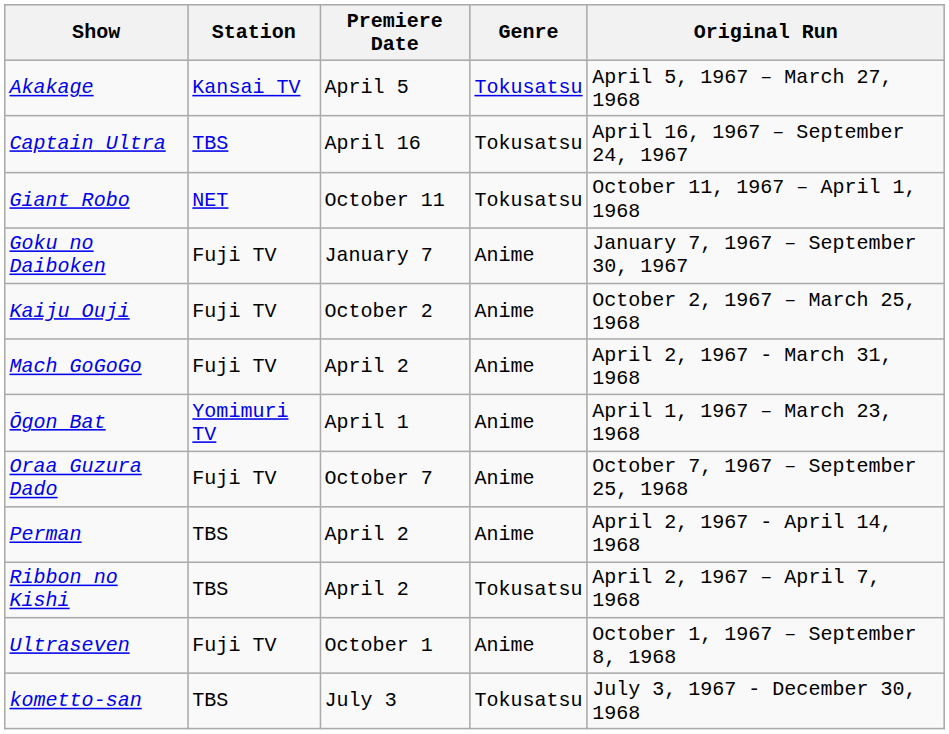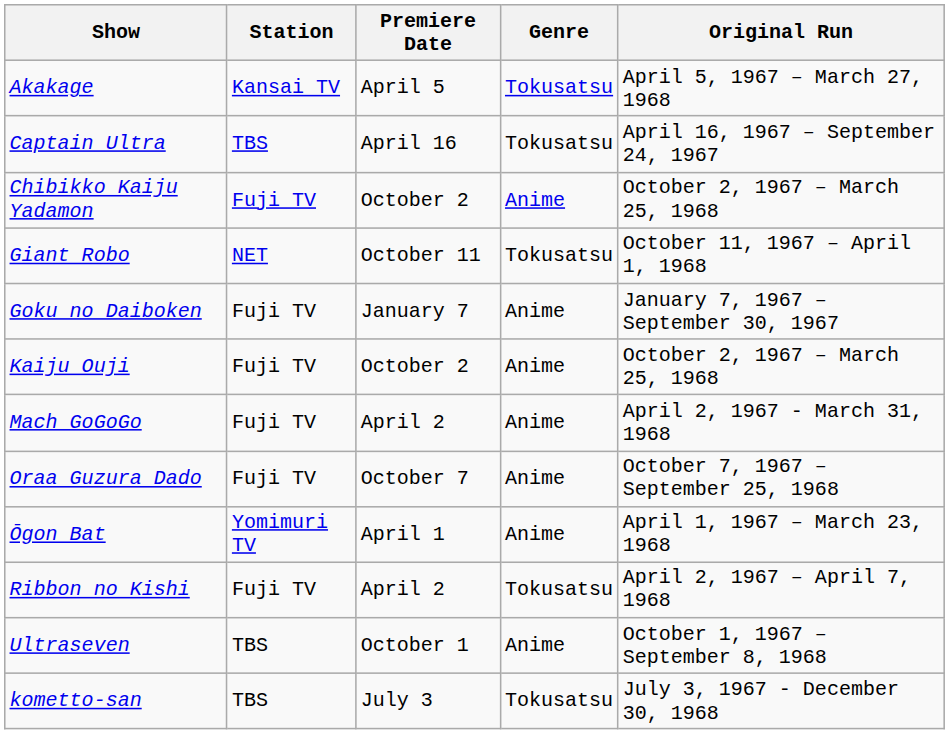+ row: (94, 200)
rows swapped: (58, 423) <-> (76, 478)
- row: (46, 534)
(210, 590) TBS -> (274, 590) Fuji TV
(234, 646) Fuji TV -> (250, 646) TBS
